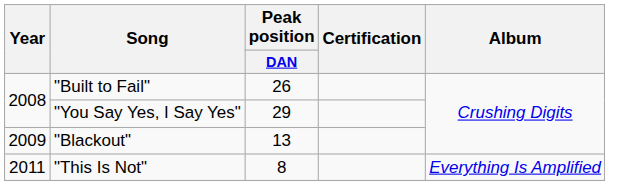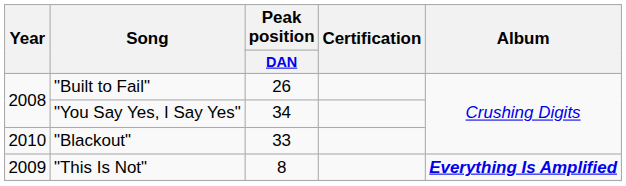(282, 113) 29 -> (282, 113) 34
(27, 140) 2009 -> (27, 140) 2010
(282, 140) 13 -> (282, 140) 33
(27, 167) 2011 -> (27, 167) 2009
(515, 167) normal -> (523, 167) bold
